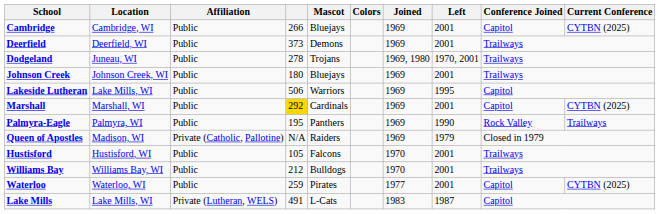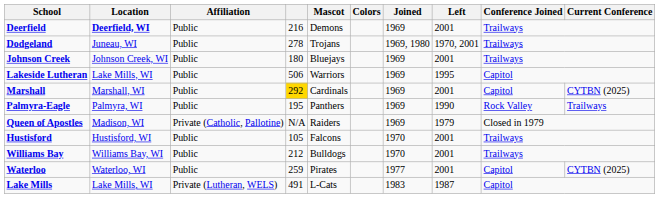- row: (31, 28)
(119, 43) normal -> (121, 28) bold
(296, 43) 373 -> (296, 28) 216
